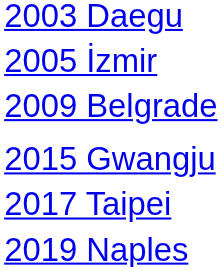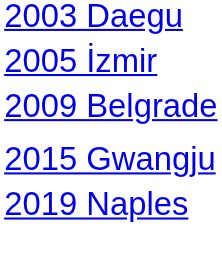- row: (88, 204)
